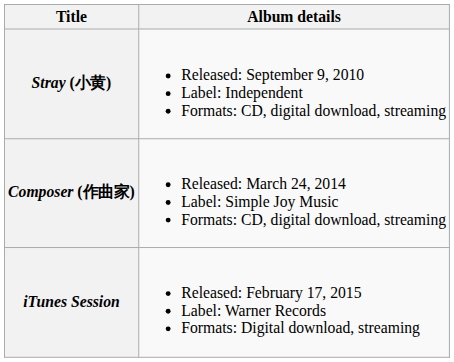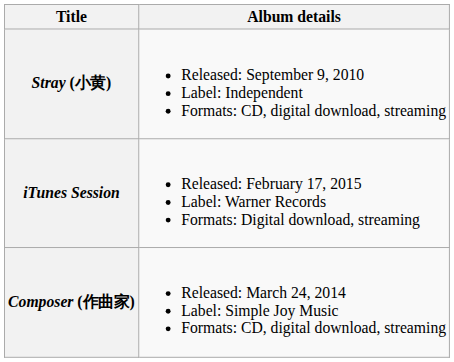rows swapped: (71, 192) <-> (71, 302)
